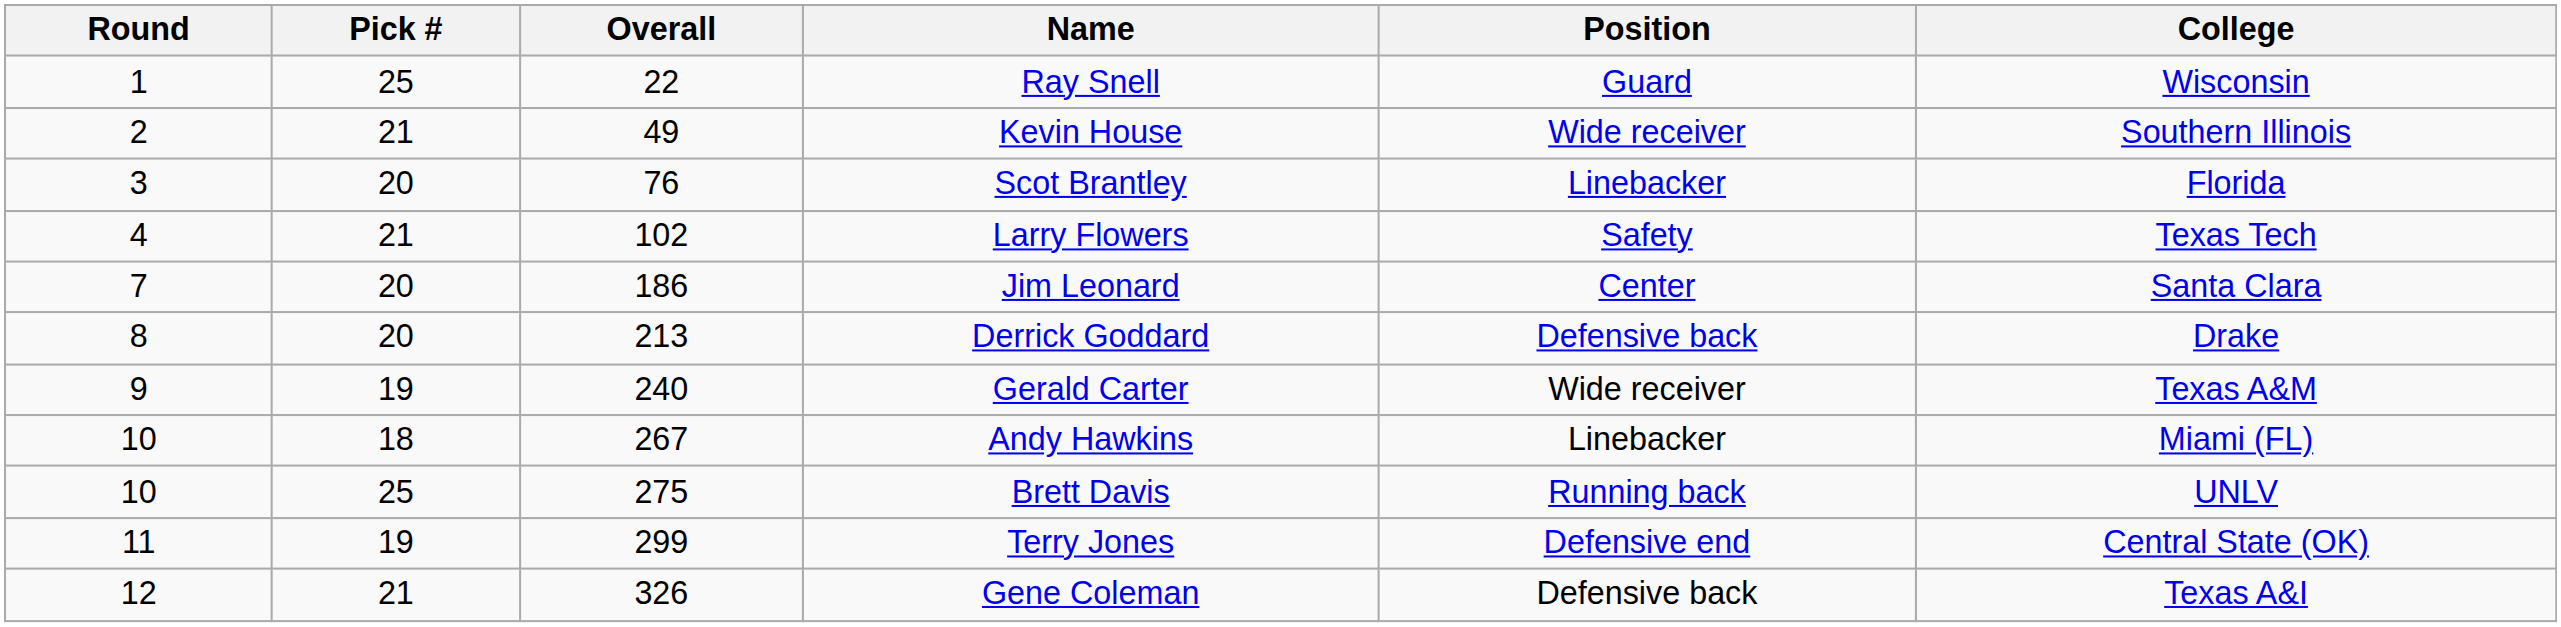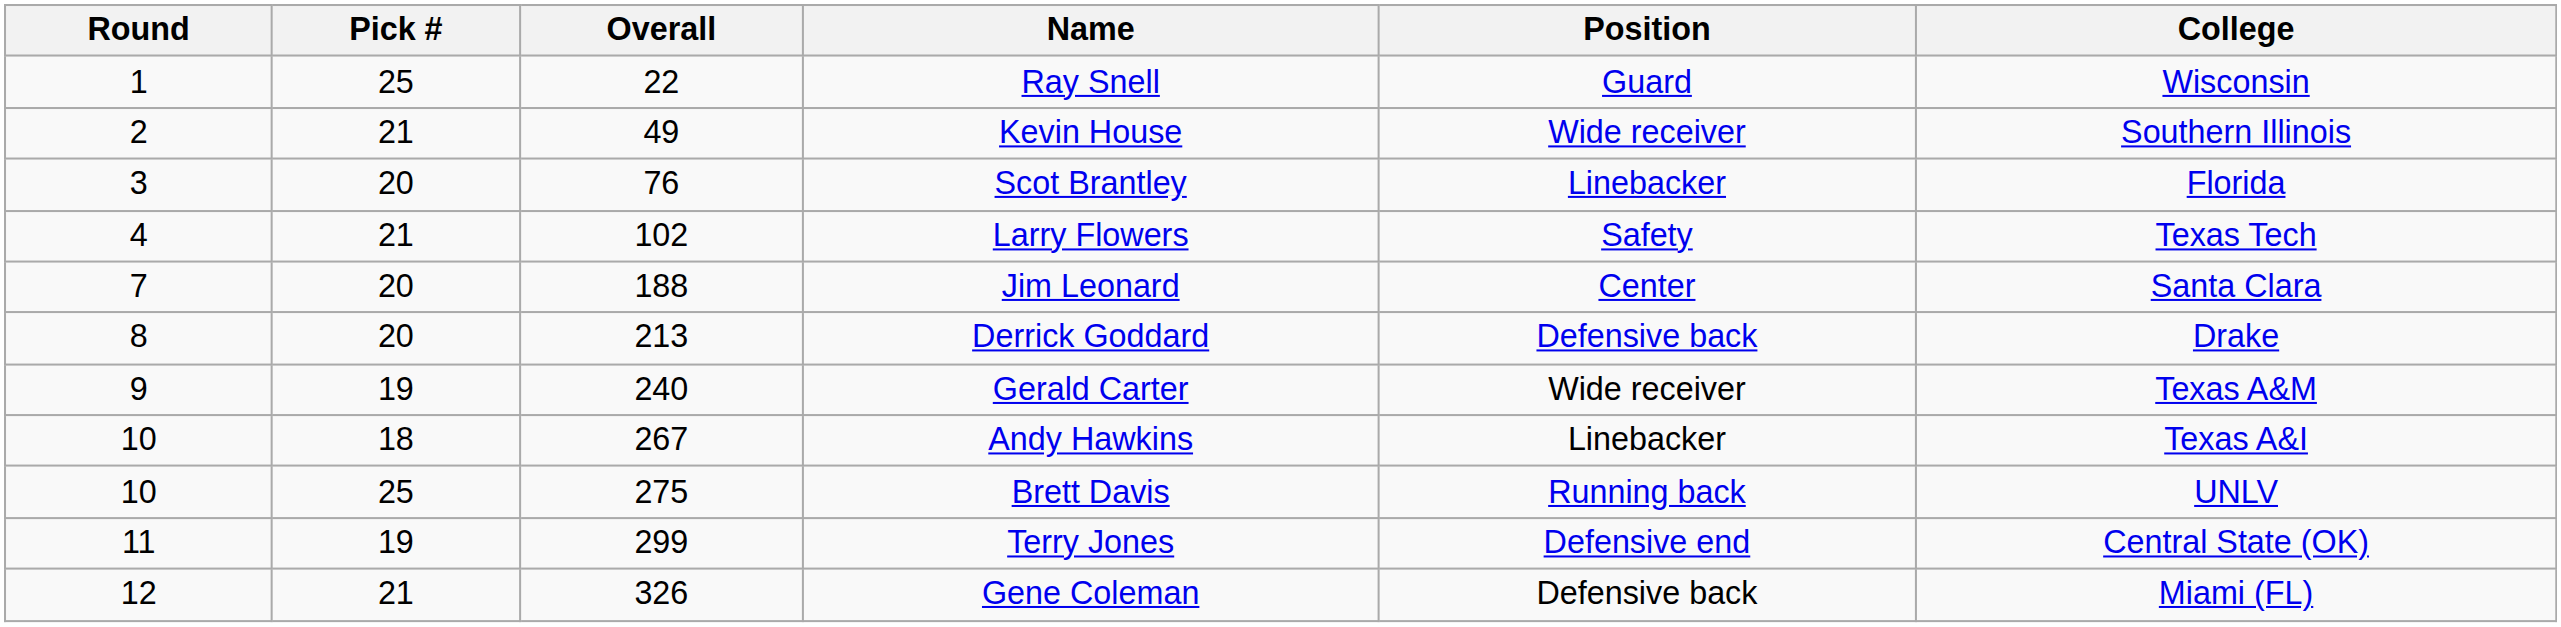(661, 286) 186 -> (661, 286) 188
(2236, 440) Miami (FL) -> (2236, 440) Texas A&I
(2236, 593) Texas A&I -> (2236, 593) Miami (FL)
